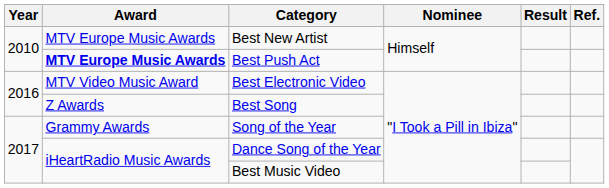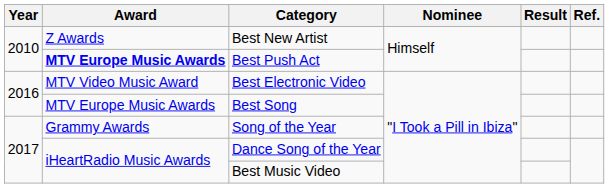(130, 37) MTV Europe Music Awards -> (75, 37) Z Awards
(75, 104) Z Awards -> (130, 104) MTV Europe Music Awards
